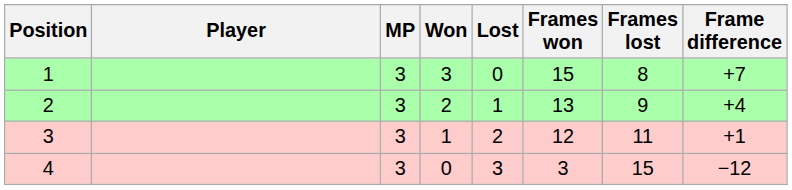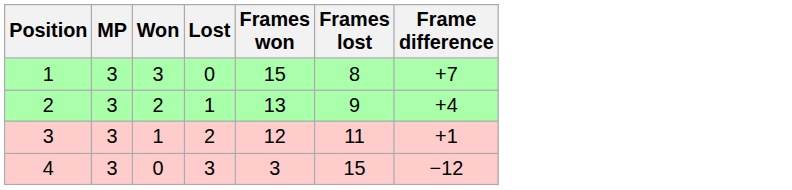- column: (236, 31)
